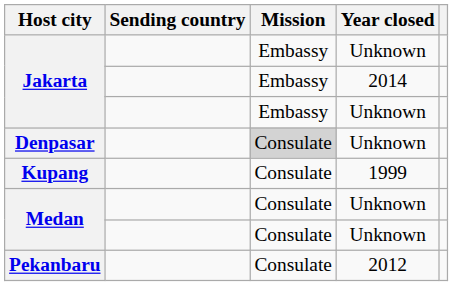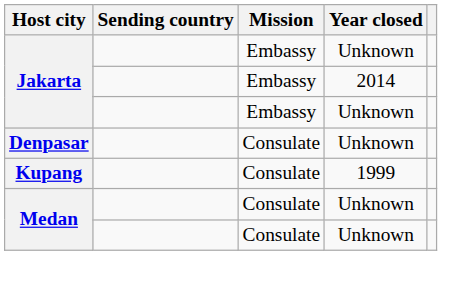(293, 142) lightgrey background -> (281, 142) no background
- row: (55, 265)
